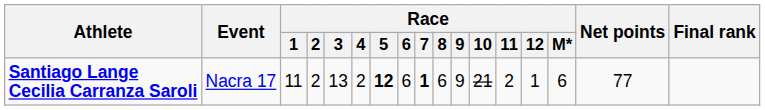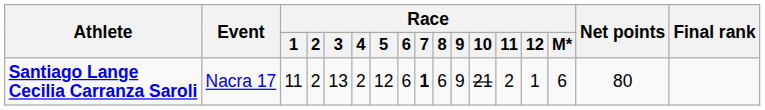(384, 82) bold -> (384, 82) normal
(623, 82) 77 -> (623, 82) 80
